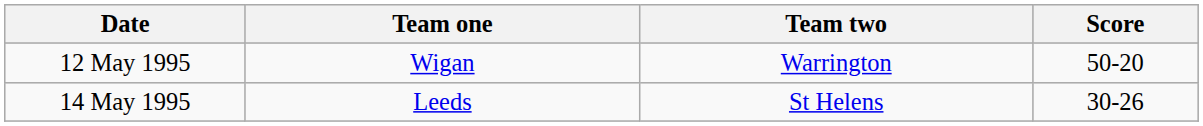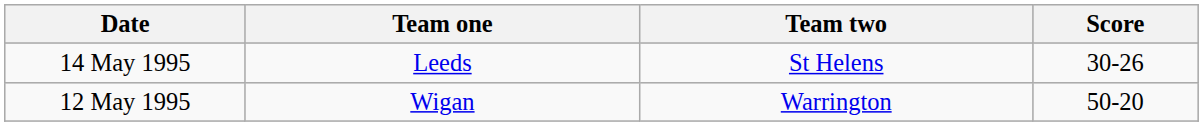rows swapped: (125, 62) <-> (125, 101)
